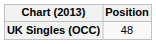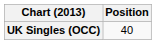(127, 30) 48 -> (127, 30) 40
